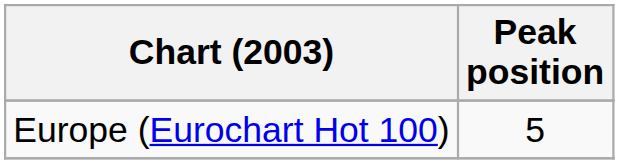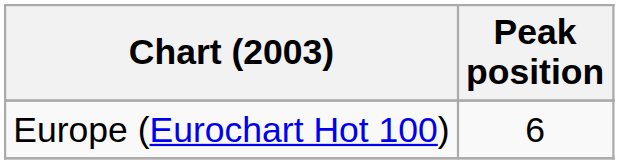(535, 128) 5 -> (535, 128) 6
